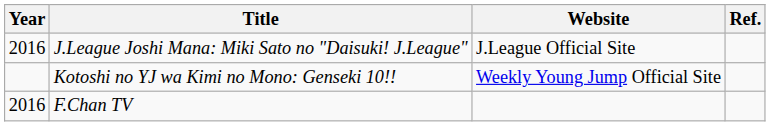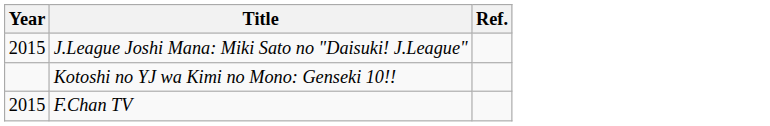- column: (599, 18)
(27, 47) 2016 -> (27, 47) 2015
(27, 105) 2016 -> (27, 105) 2015
